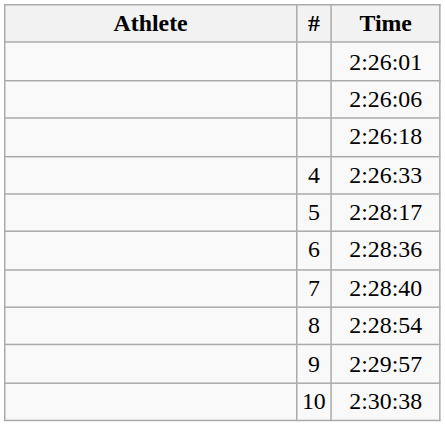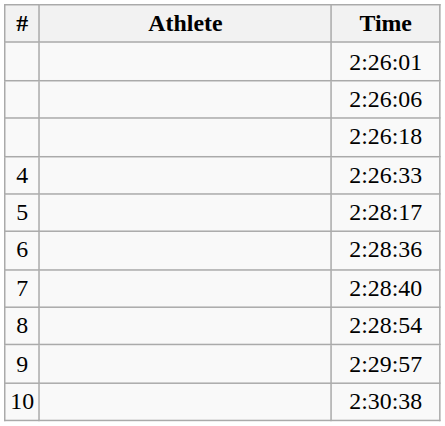columns swapped: (314, 23) <-> (151, 23)
